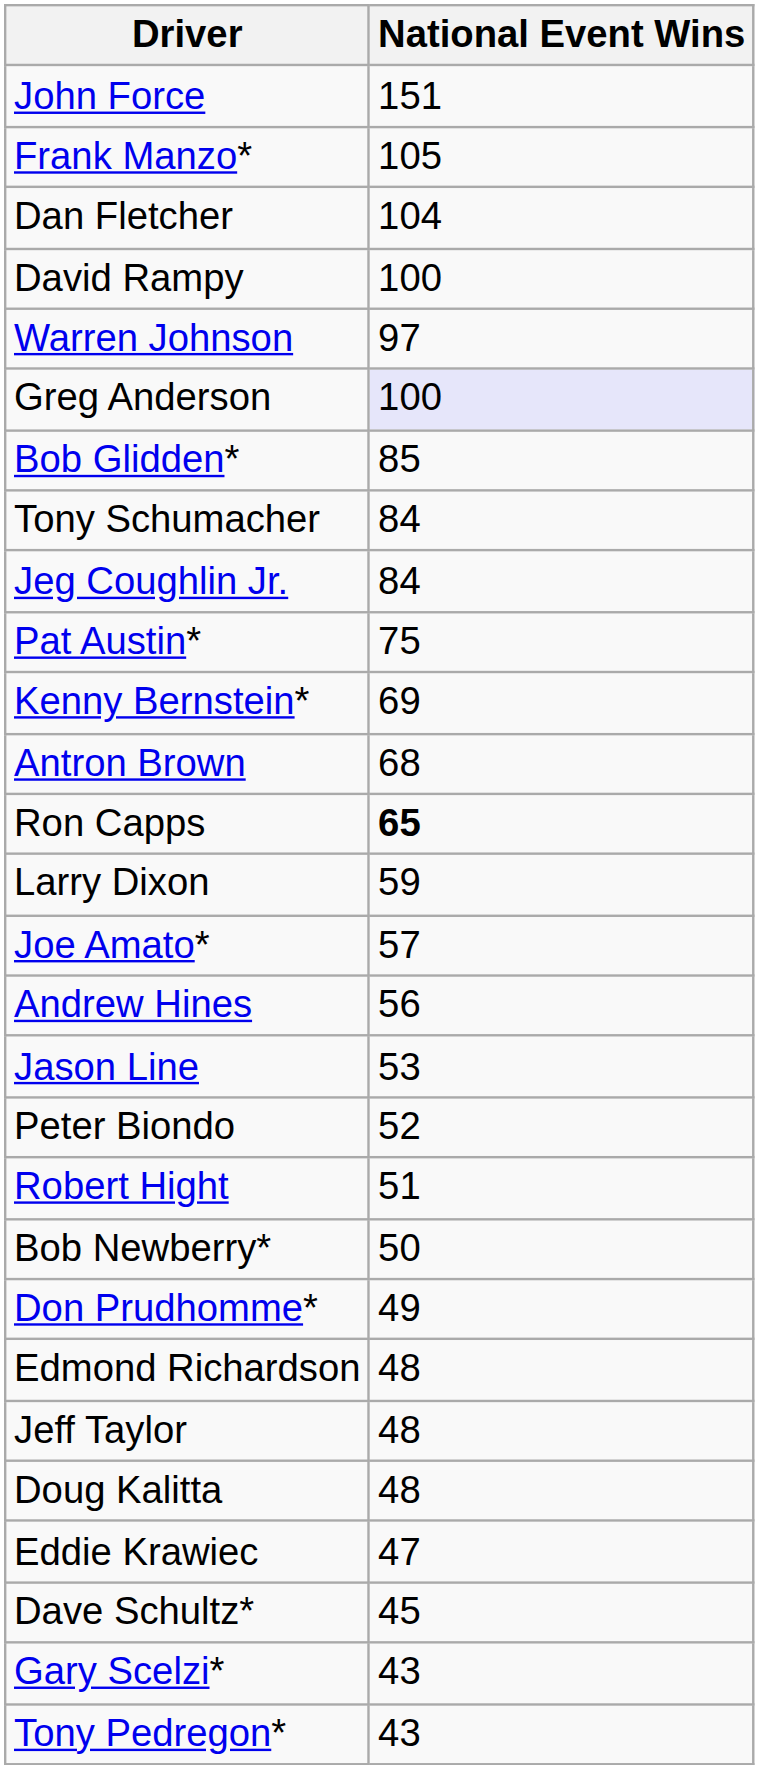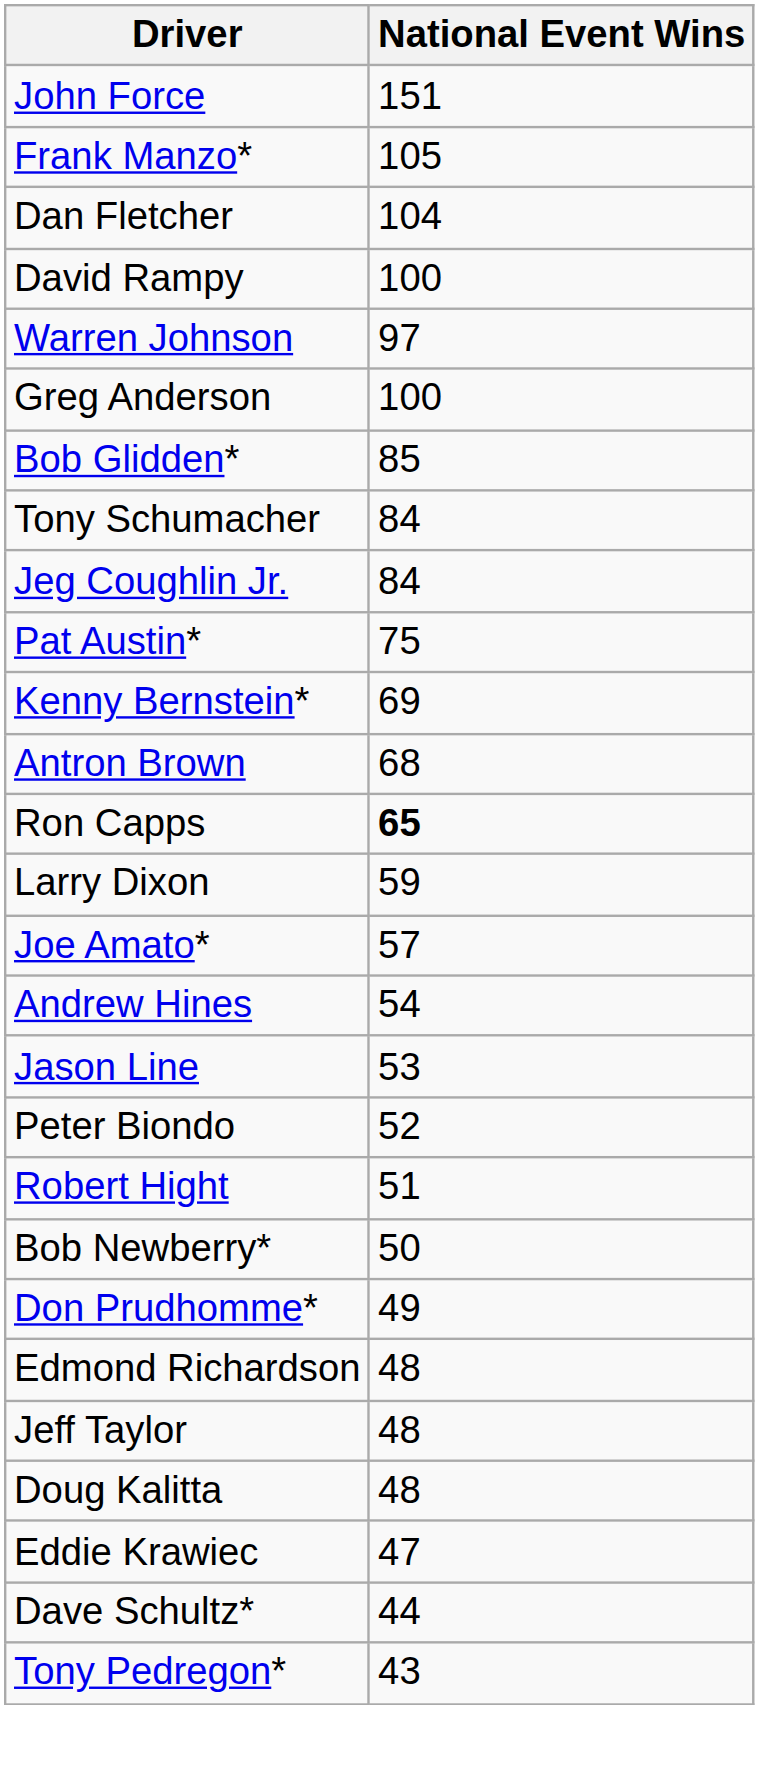(410, 398) lavender background -> (410, 398) no background
(399, 1005) 56 -> (399, 1005) 54
(399, 1611) 45 -> (399, 1611) 44
- row: (119, 1672)
